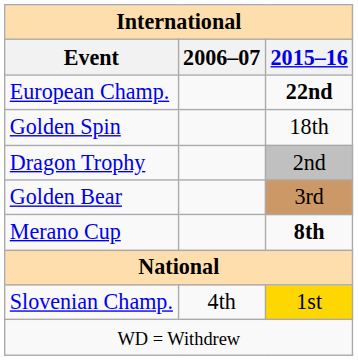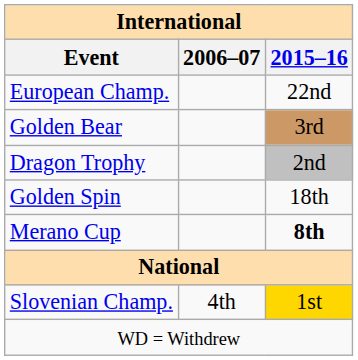(309, 92) bold -> (309, 92) normal
rows swapped: (65, 127) <-> (66, 197)
